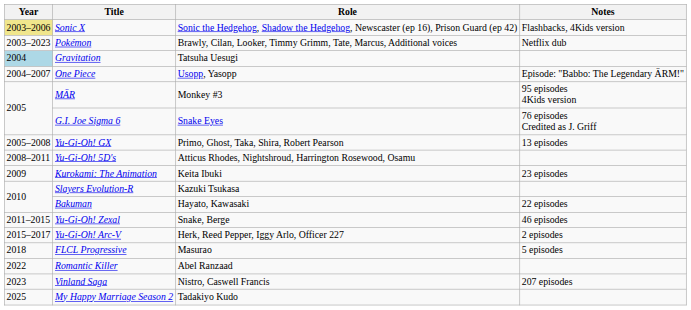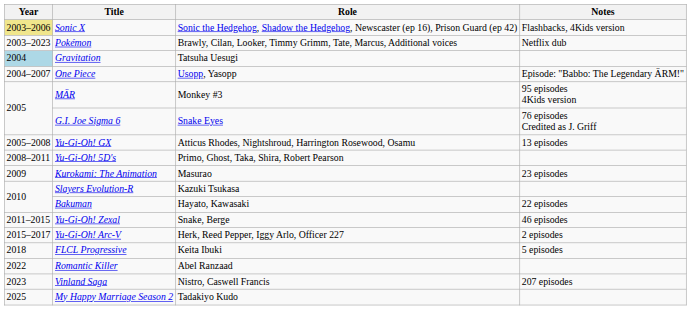(261, 142) Primo, Ghost, Taka, Shira, Robert Pearson -> (296, 142) Atticus Rhodes, Nightshroud, Harrington Rosewood, Osamu
(296, 158) Atticus Rhodes, Nightshroud, Harrington Rosewood, Osamu -> (261, 158) Primo, Ghost, Taka, Shira, Robert Pearson
(200, 173) Keita Ibuki -> (195, 173) Masurao
(195, 250) Masurao -> (200, 250) Keita Ibuki
